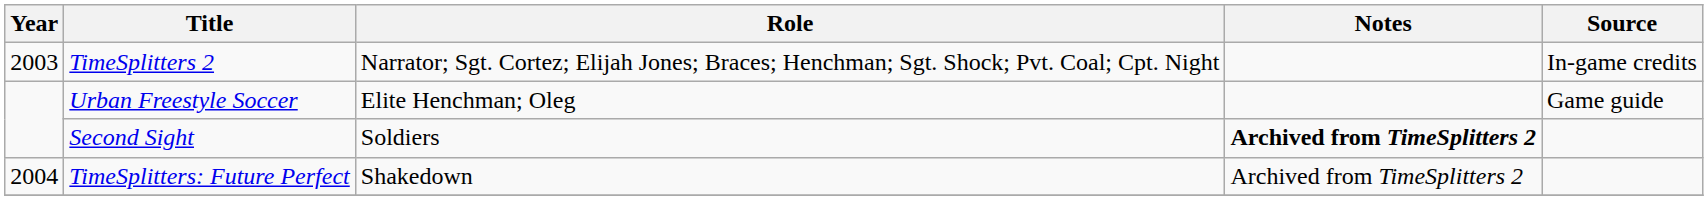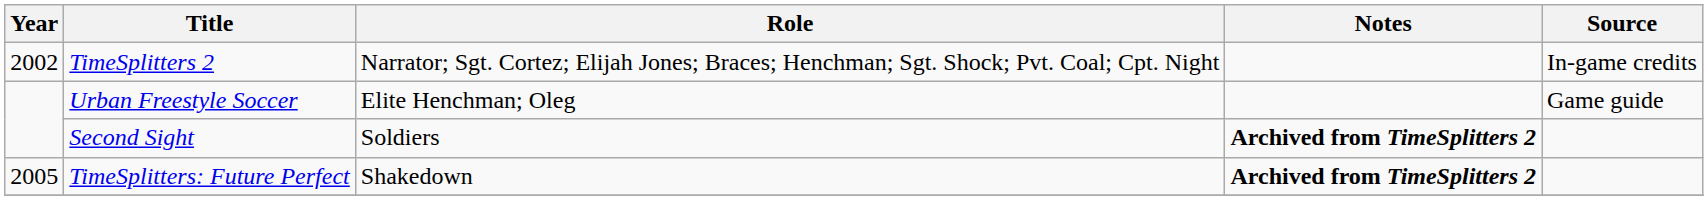(34, 61) 2003 -> (34, 61) 2002
(34, 175) 2004 -> (34, 175) 2005
(1377, 175) normal -> (1383, 175) bold
